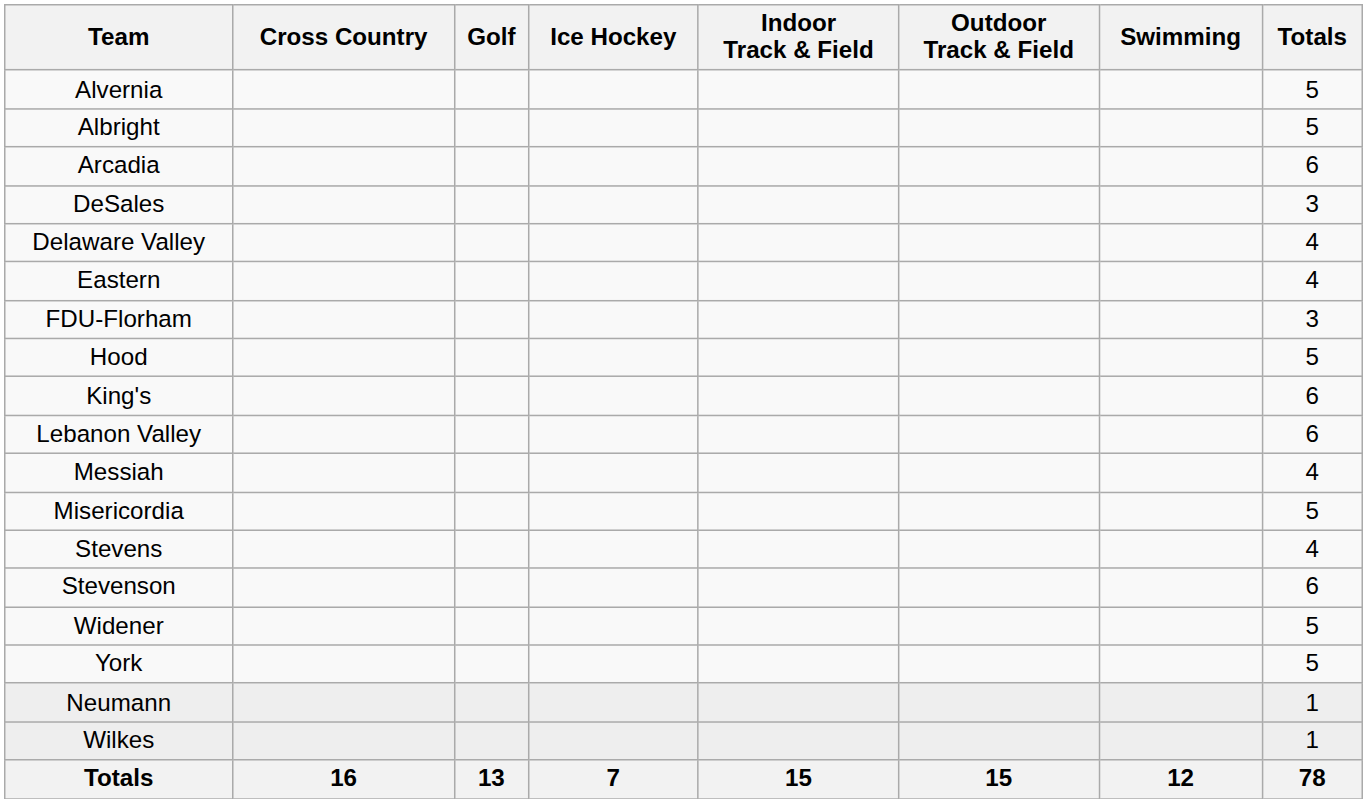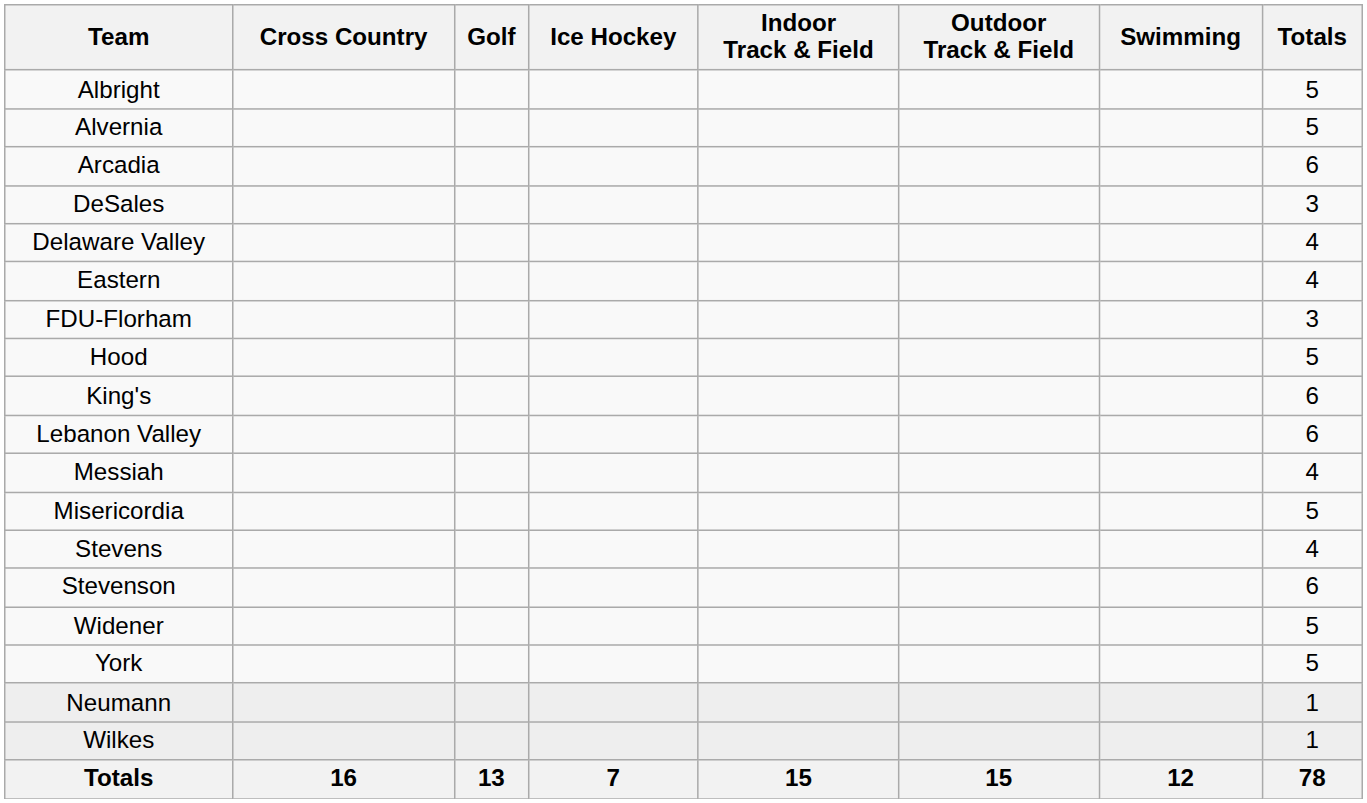rows swapped: (119, 127) <-> (119, 89)
